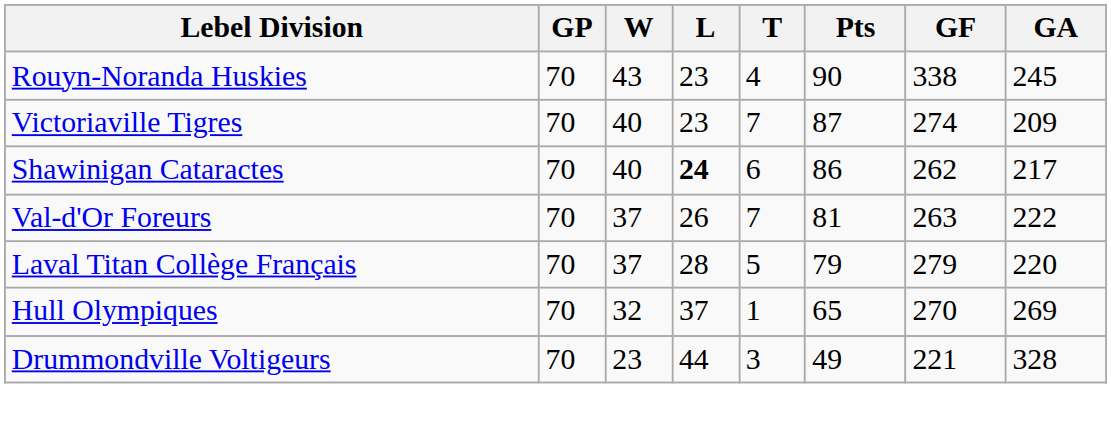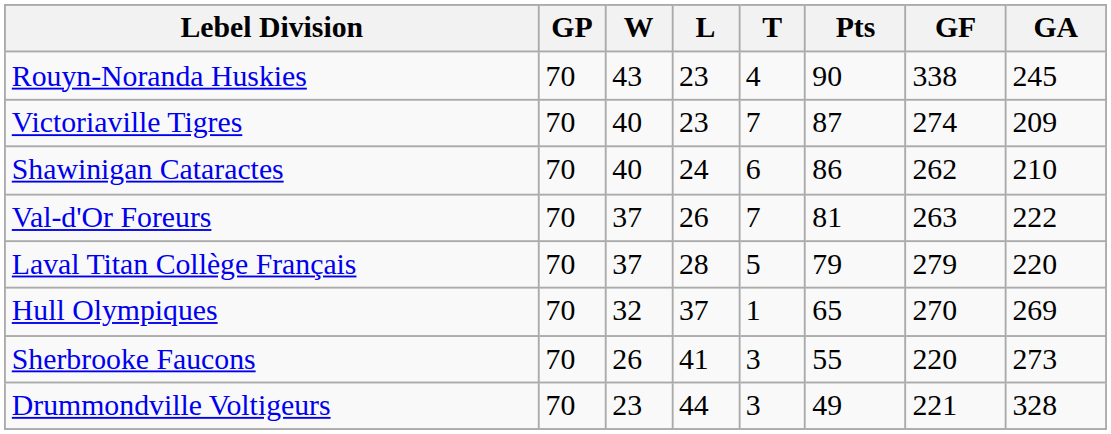(694, 169) bold -> (694, 169) normal
(1035, 169) 217 -> (1035, 169) 210
+ row: (134, 358)
